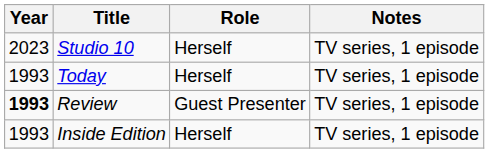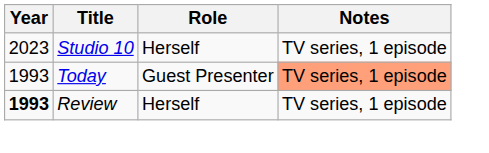(203, 76) Herself -> (208, 76) Guest Presenter
(397, 76) no background -> (364, 76) lightsalmon background
(240, 104) Guest Presenter -> (171, 104) Herself
- row: (112, 133)
